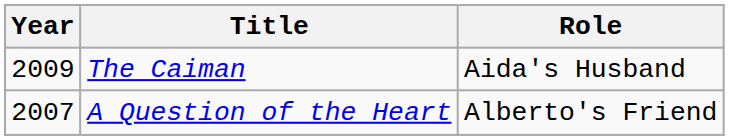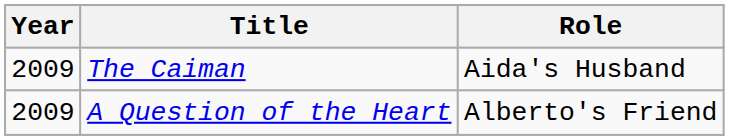(43, 113) 2007 -> (43, 113) 2009
